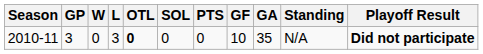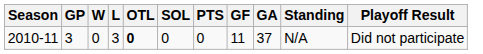(238, 37) 10 -> (238, 37) 11
(264, 37) 35 -> (264, 37) 37
(413, 37) bold -> (408, 37) normal
